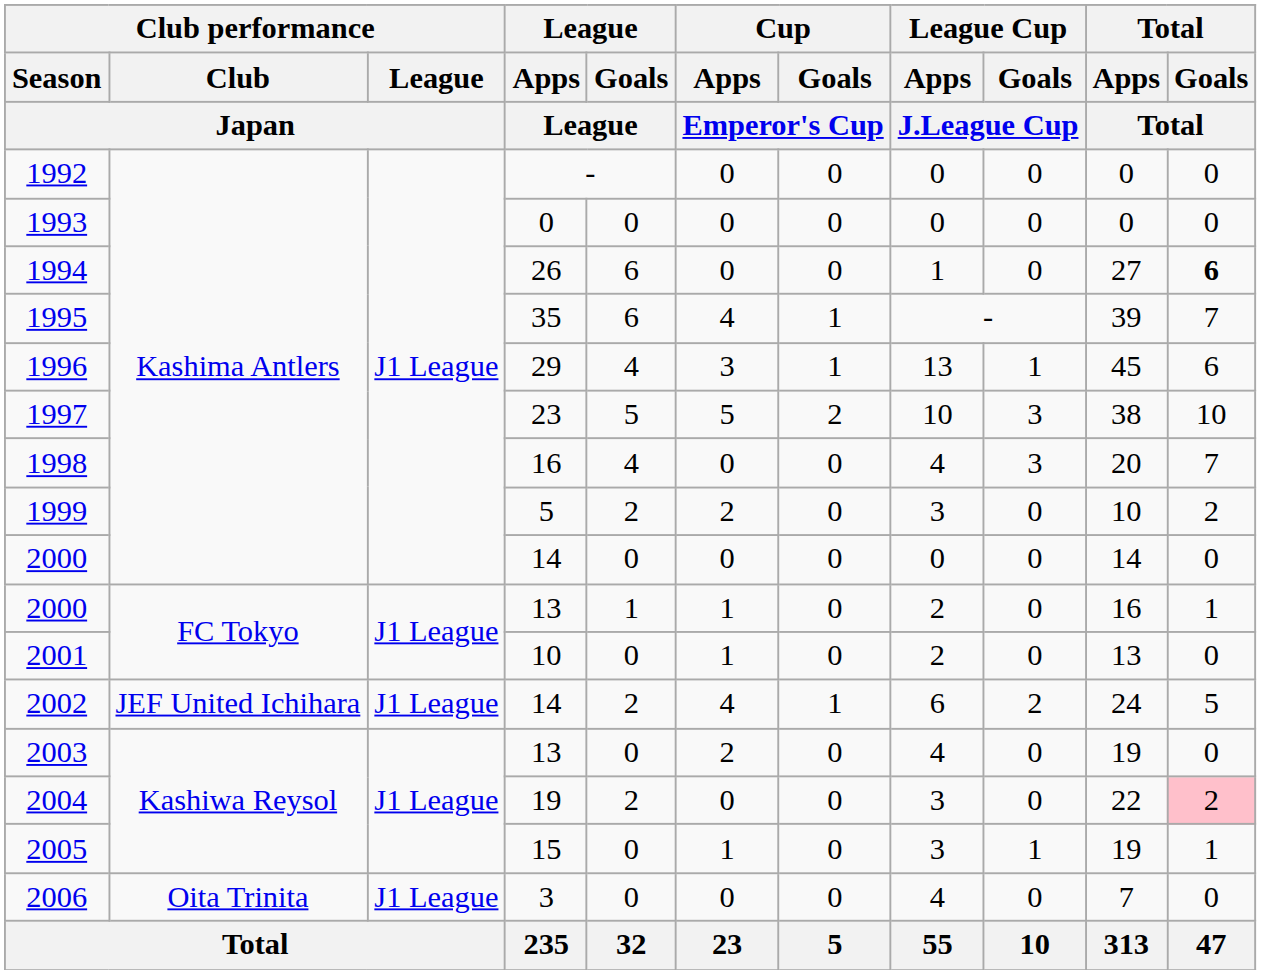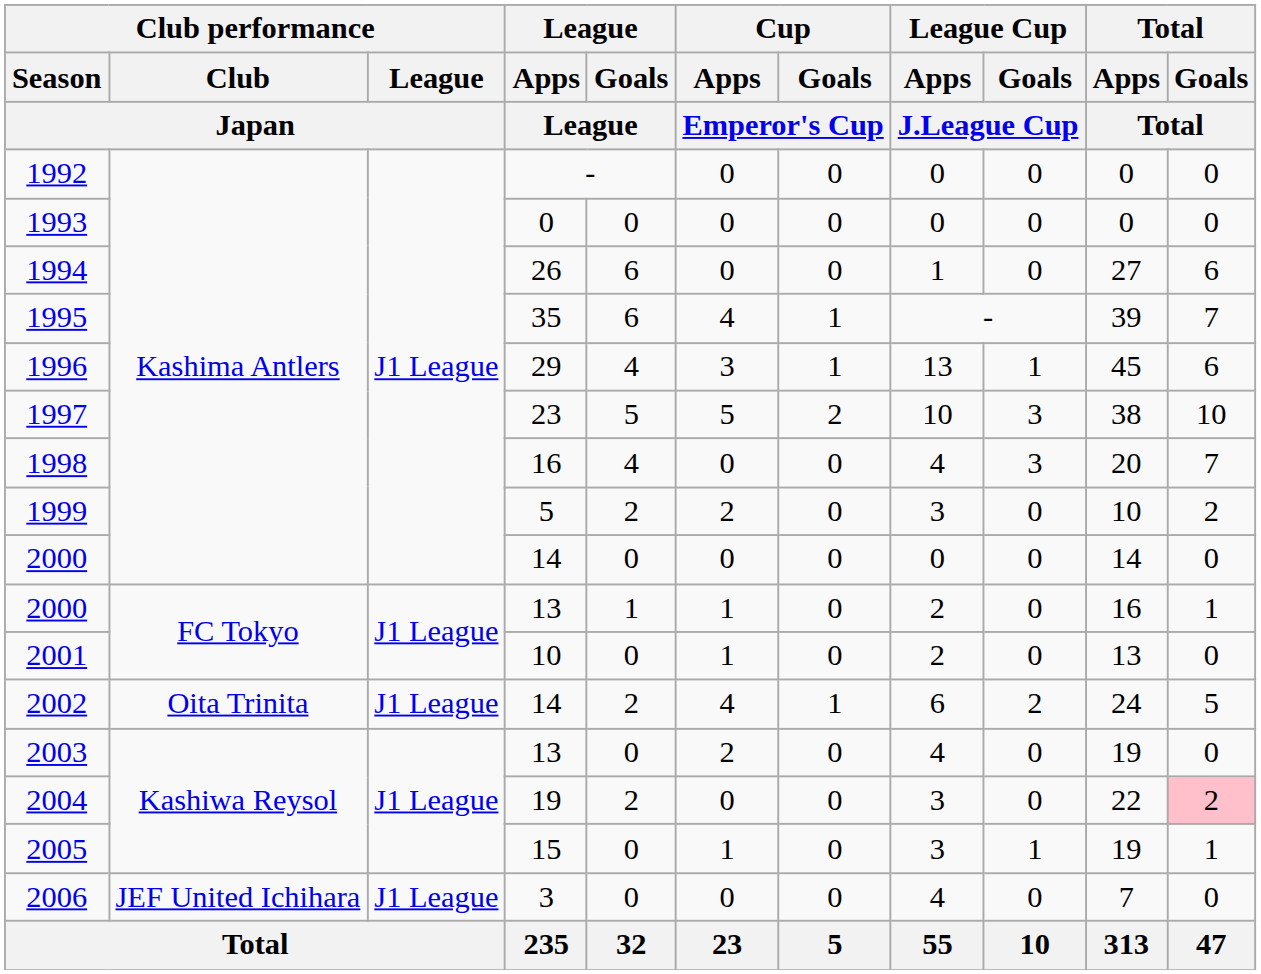(1211, 269) bold -> (1211, 269) normal
(238, 703) JEF United Ichihara -> (238, 703) Oita Trinita
(238, 896) Oita Trinita -> (238, 896) JEF United Ichihara
